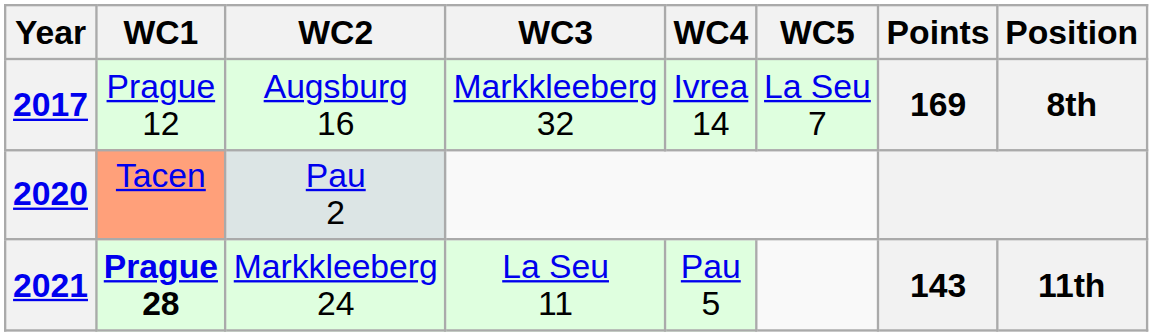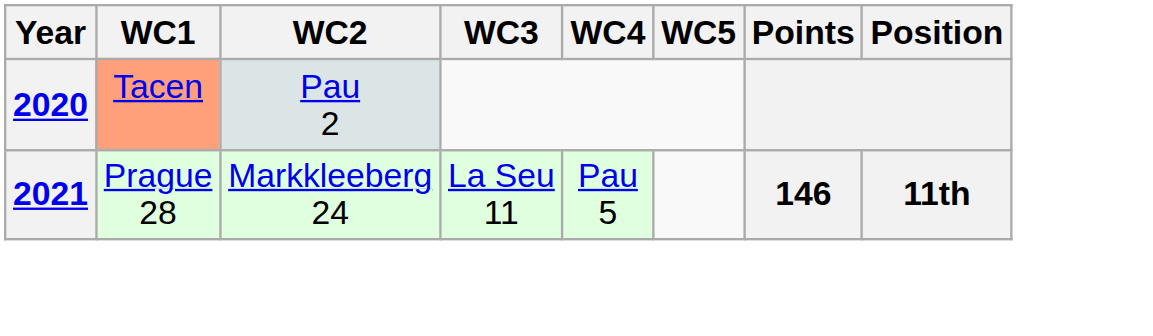- row: (51, 104)
(161, 285) bold -> (158, 195) normal
(938, 285) 143 -> (803, 195) 146
